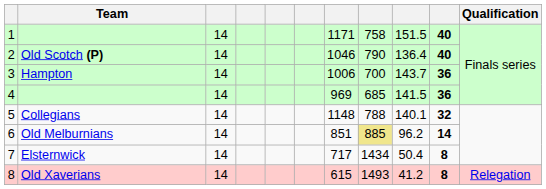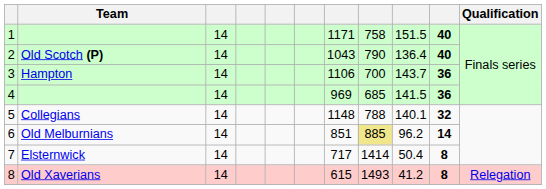(341, 54) 1046 -> (341, 54) 1043
(341, 74) 1006 -> (341, 74) 1106
(375, 154) 1434 -> (375, 154) 1414
